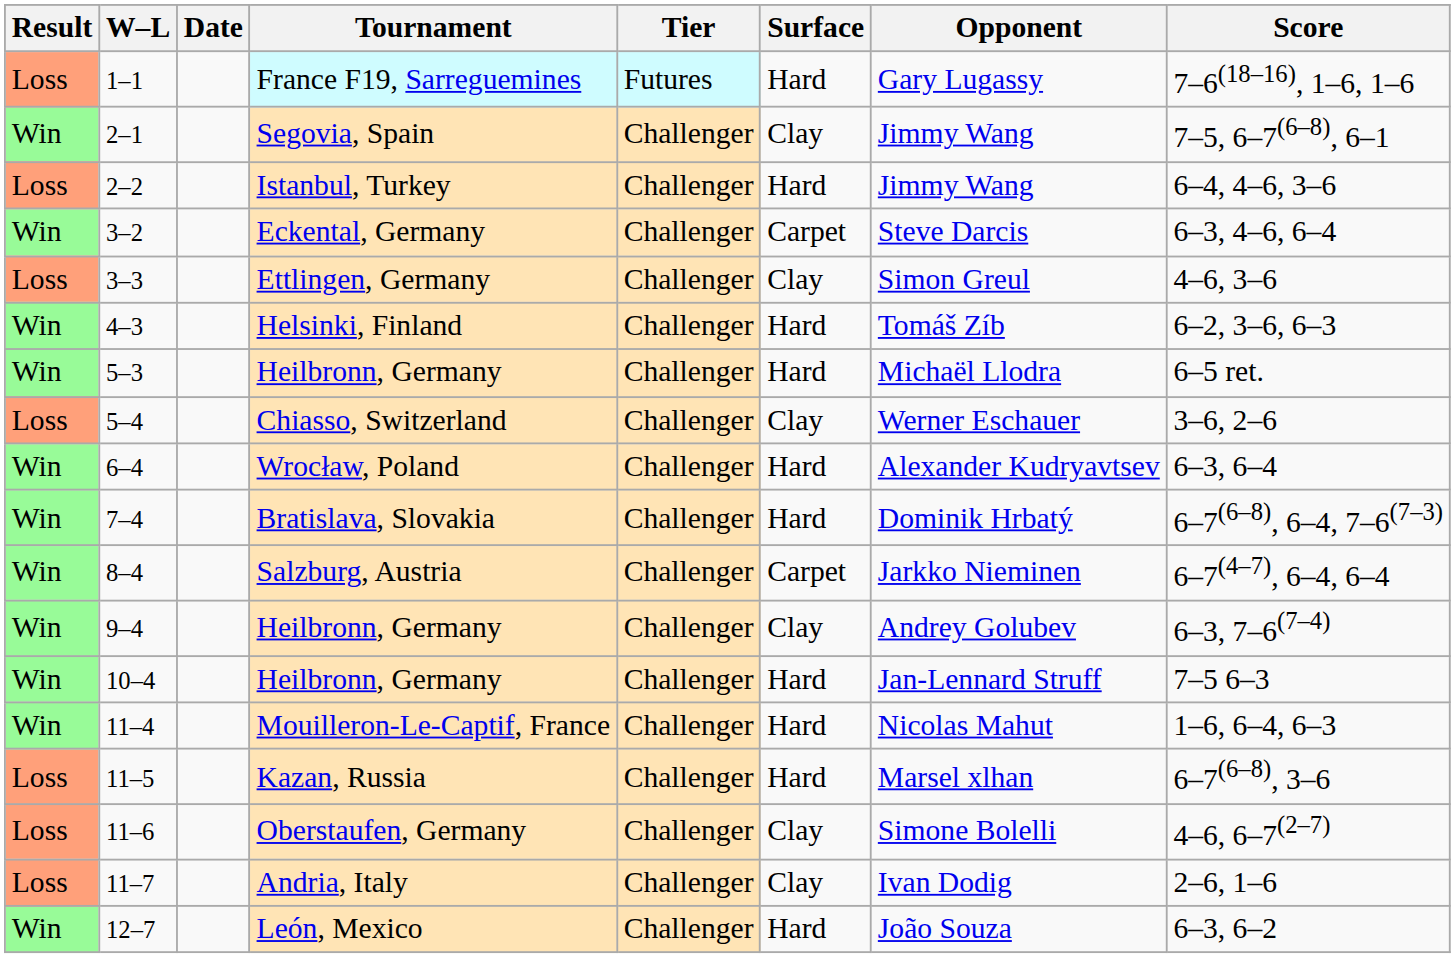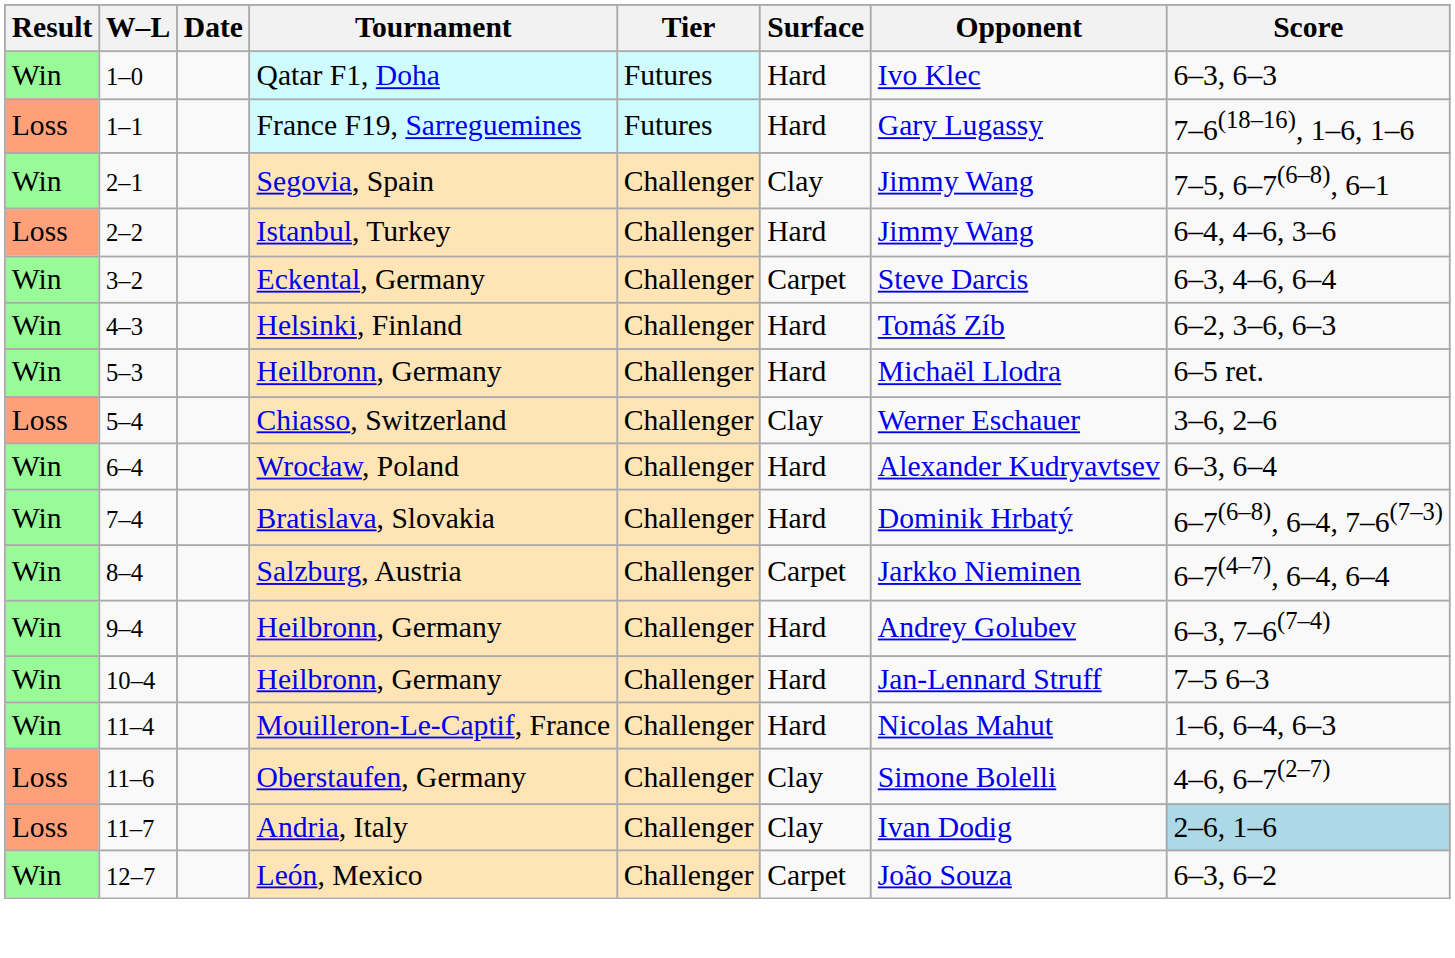+ row: (124, 76)
- row: (124, 280)
(795, 627) Clay -> (797, 627) Hard
- row: (130, 778)
(1225, 882) no background -> (1225, 827) lightblue background
(797, 929) Hard -> (807, 874) Carpet
